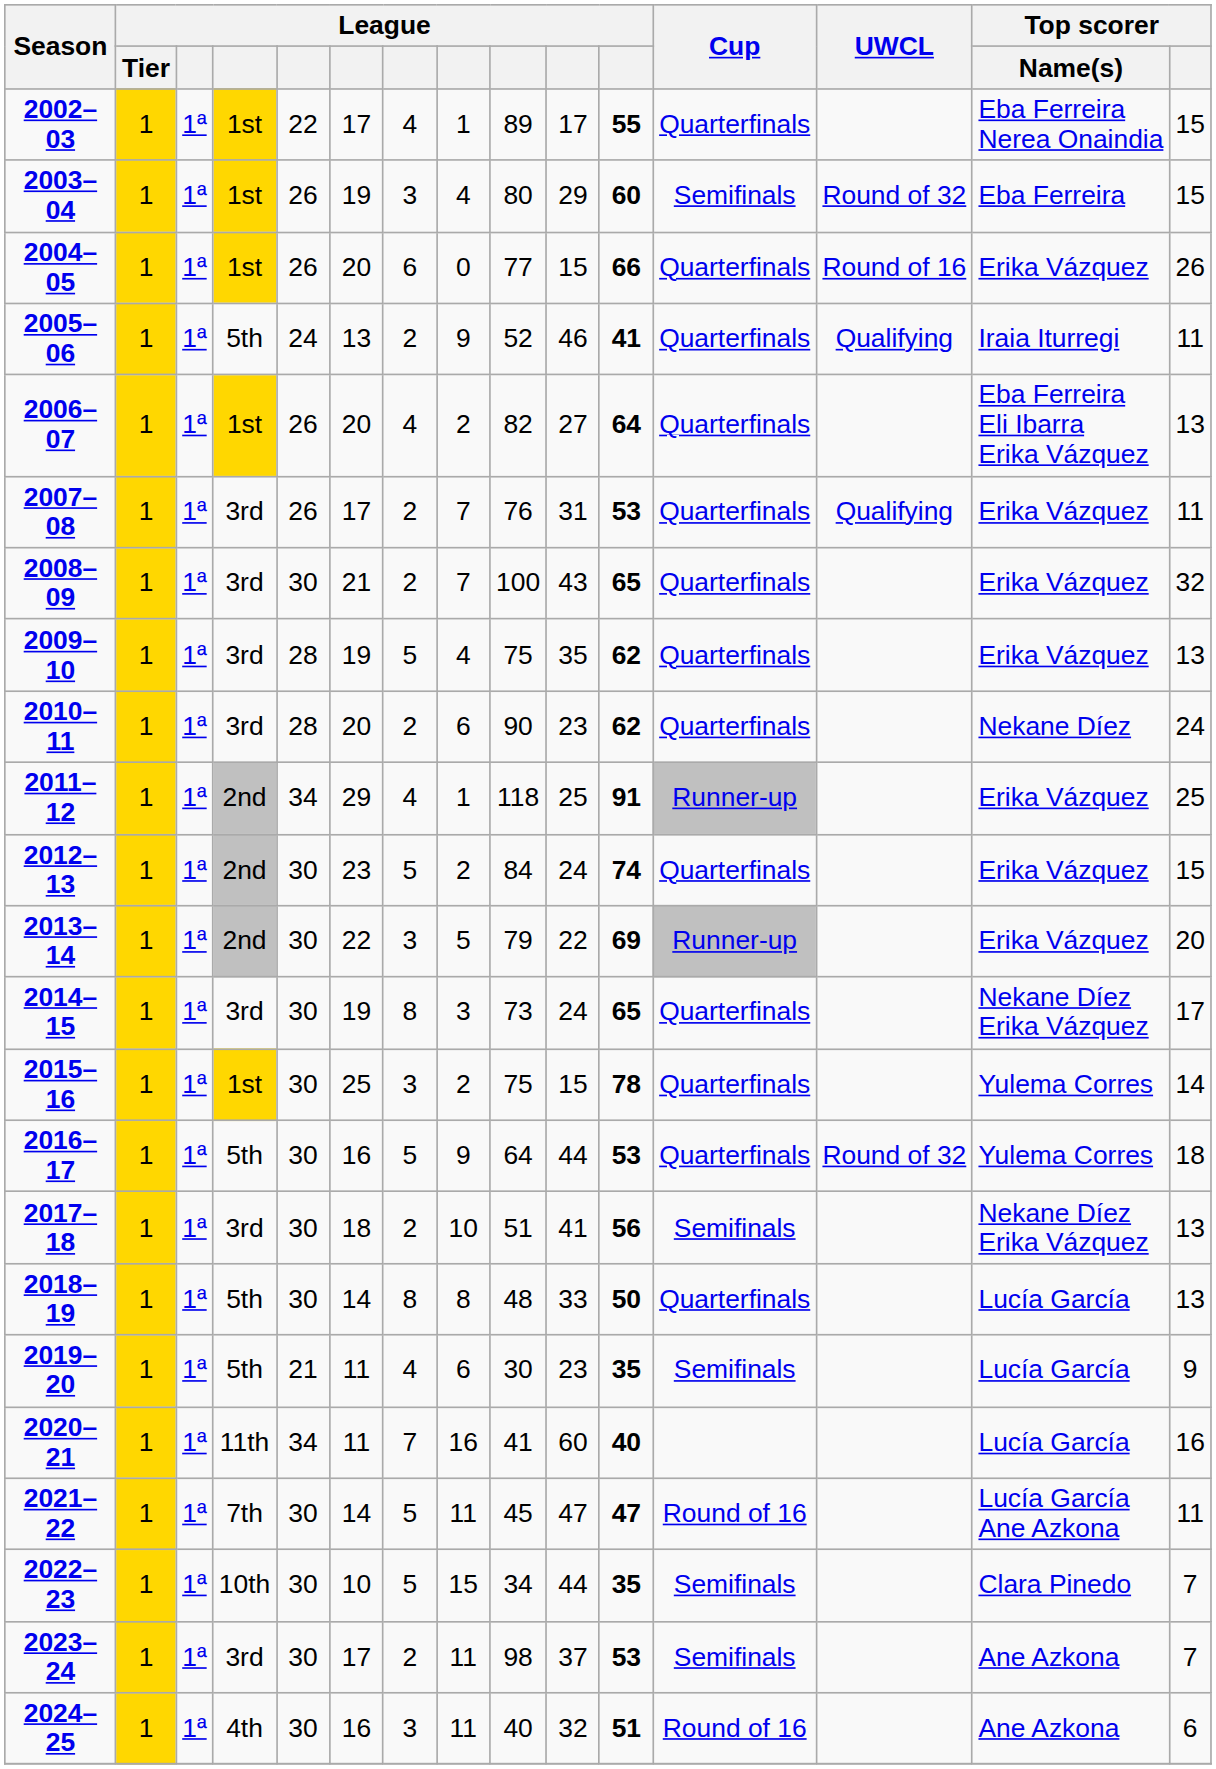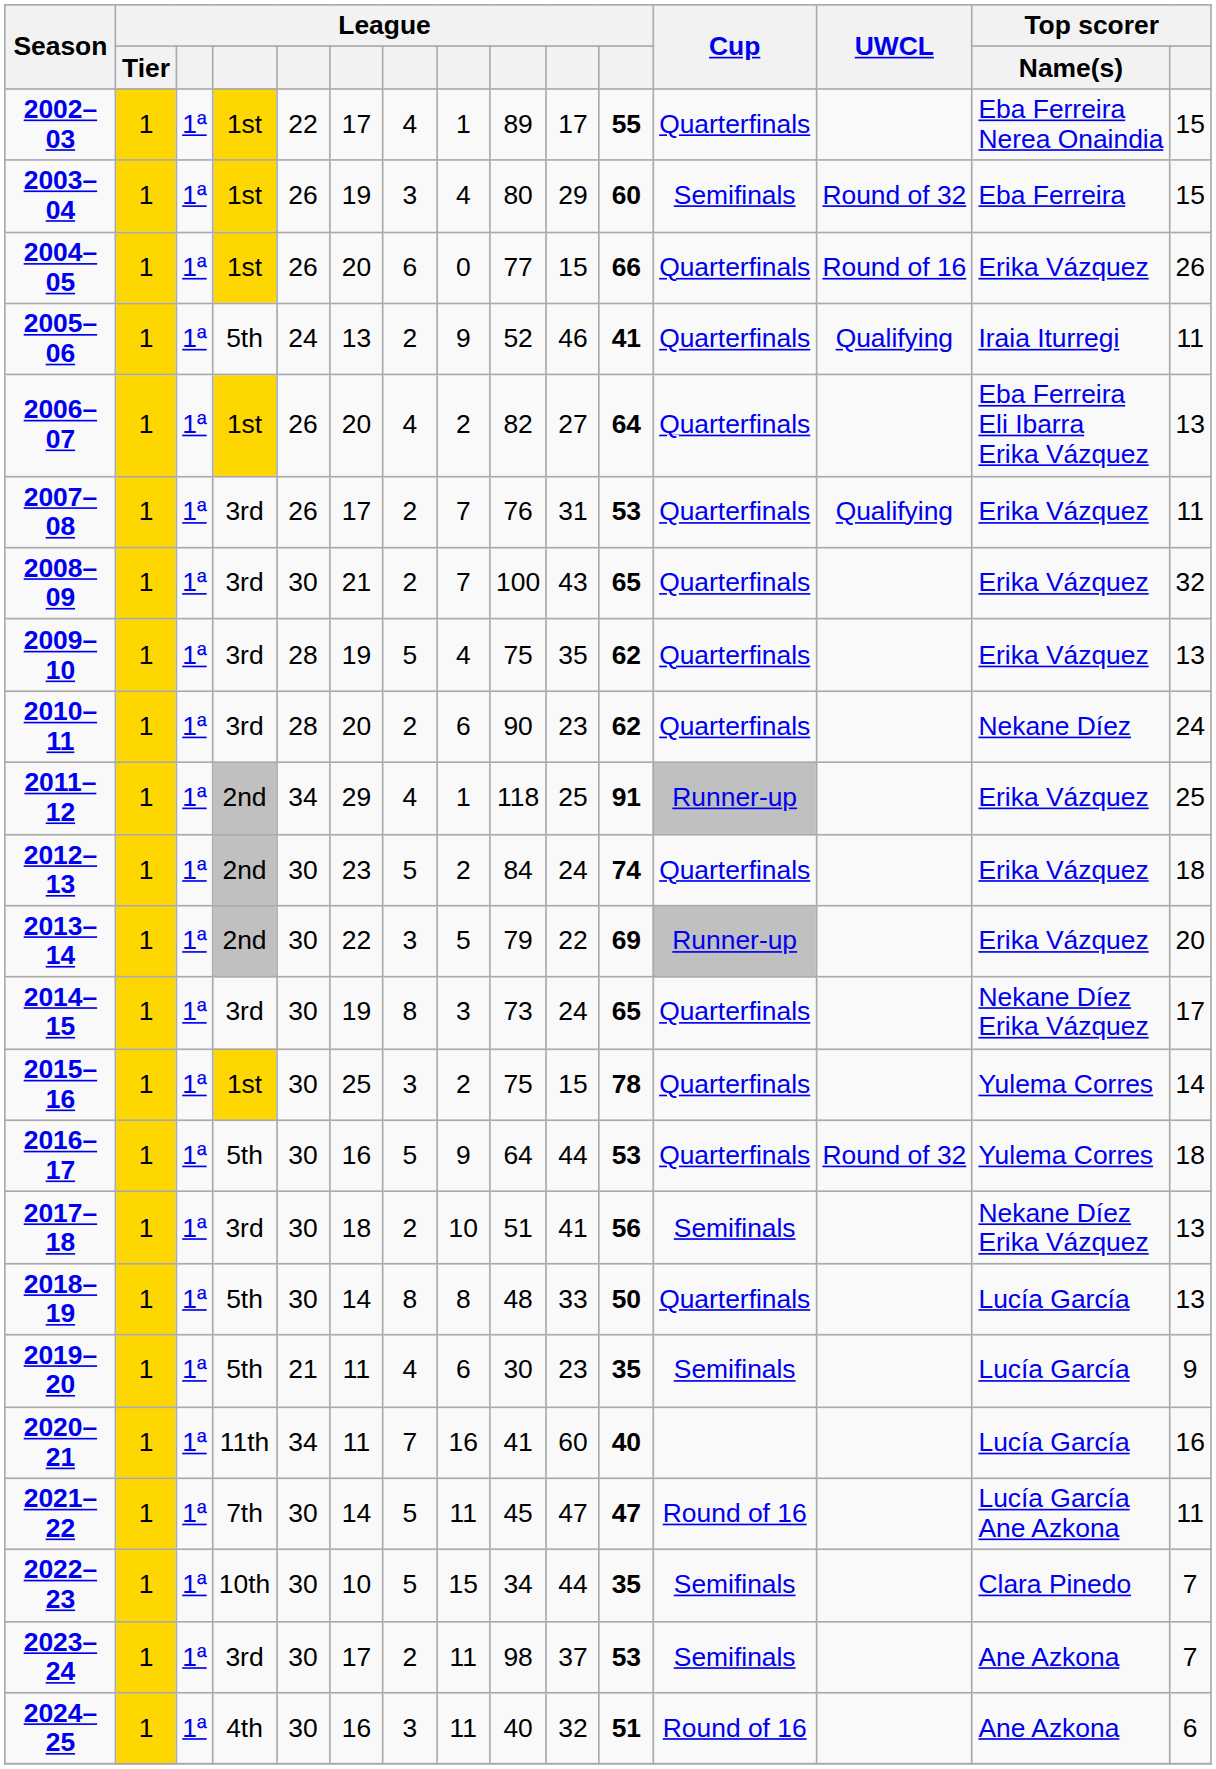(1190, 869) 15 -> (1190, 869) 18
